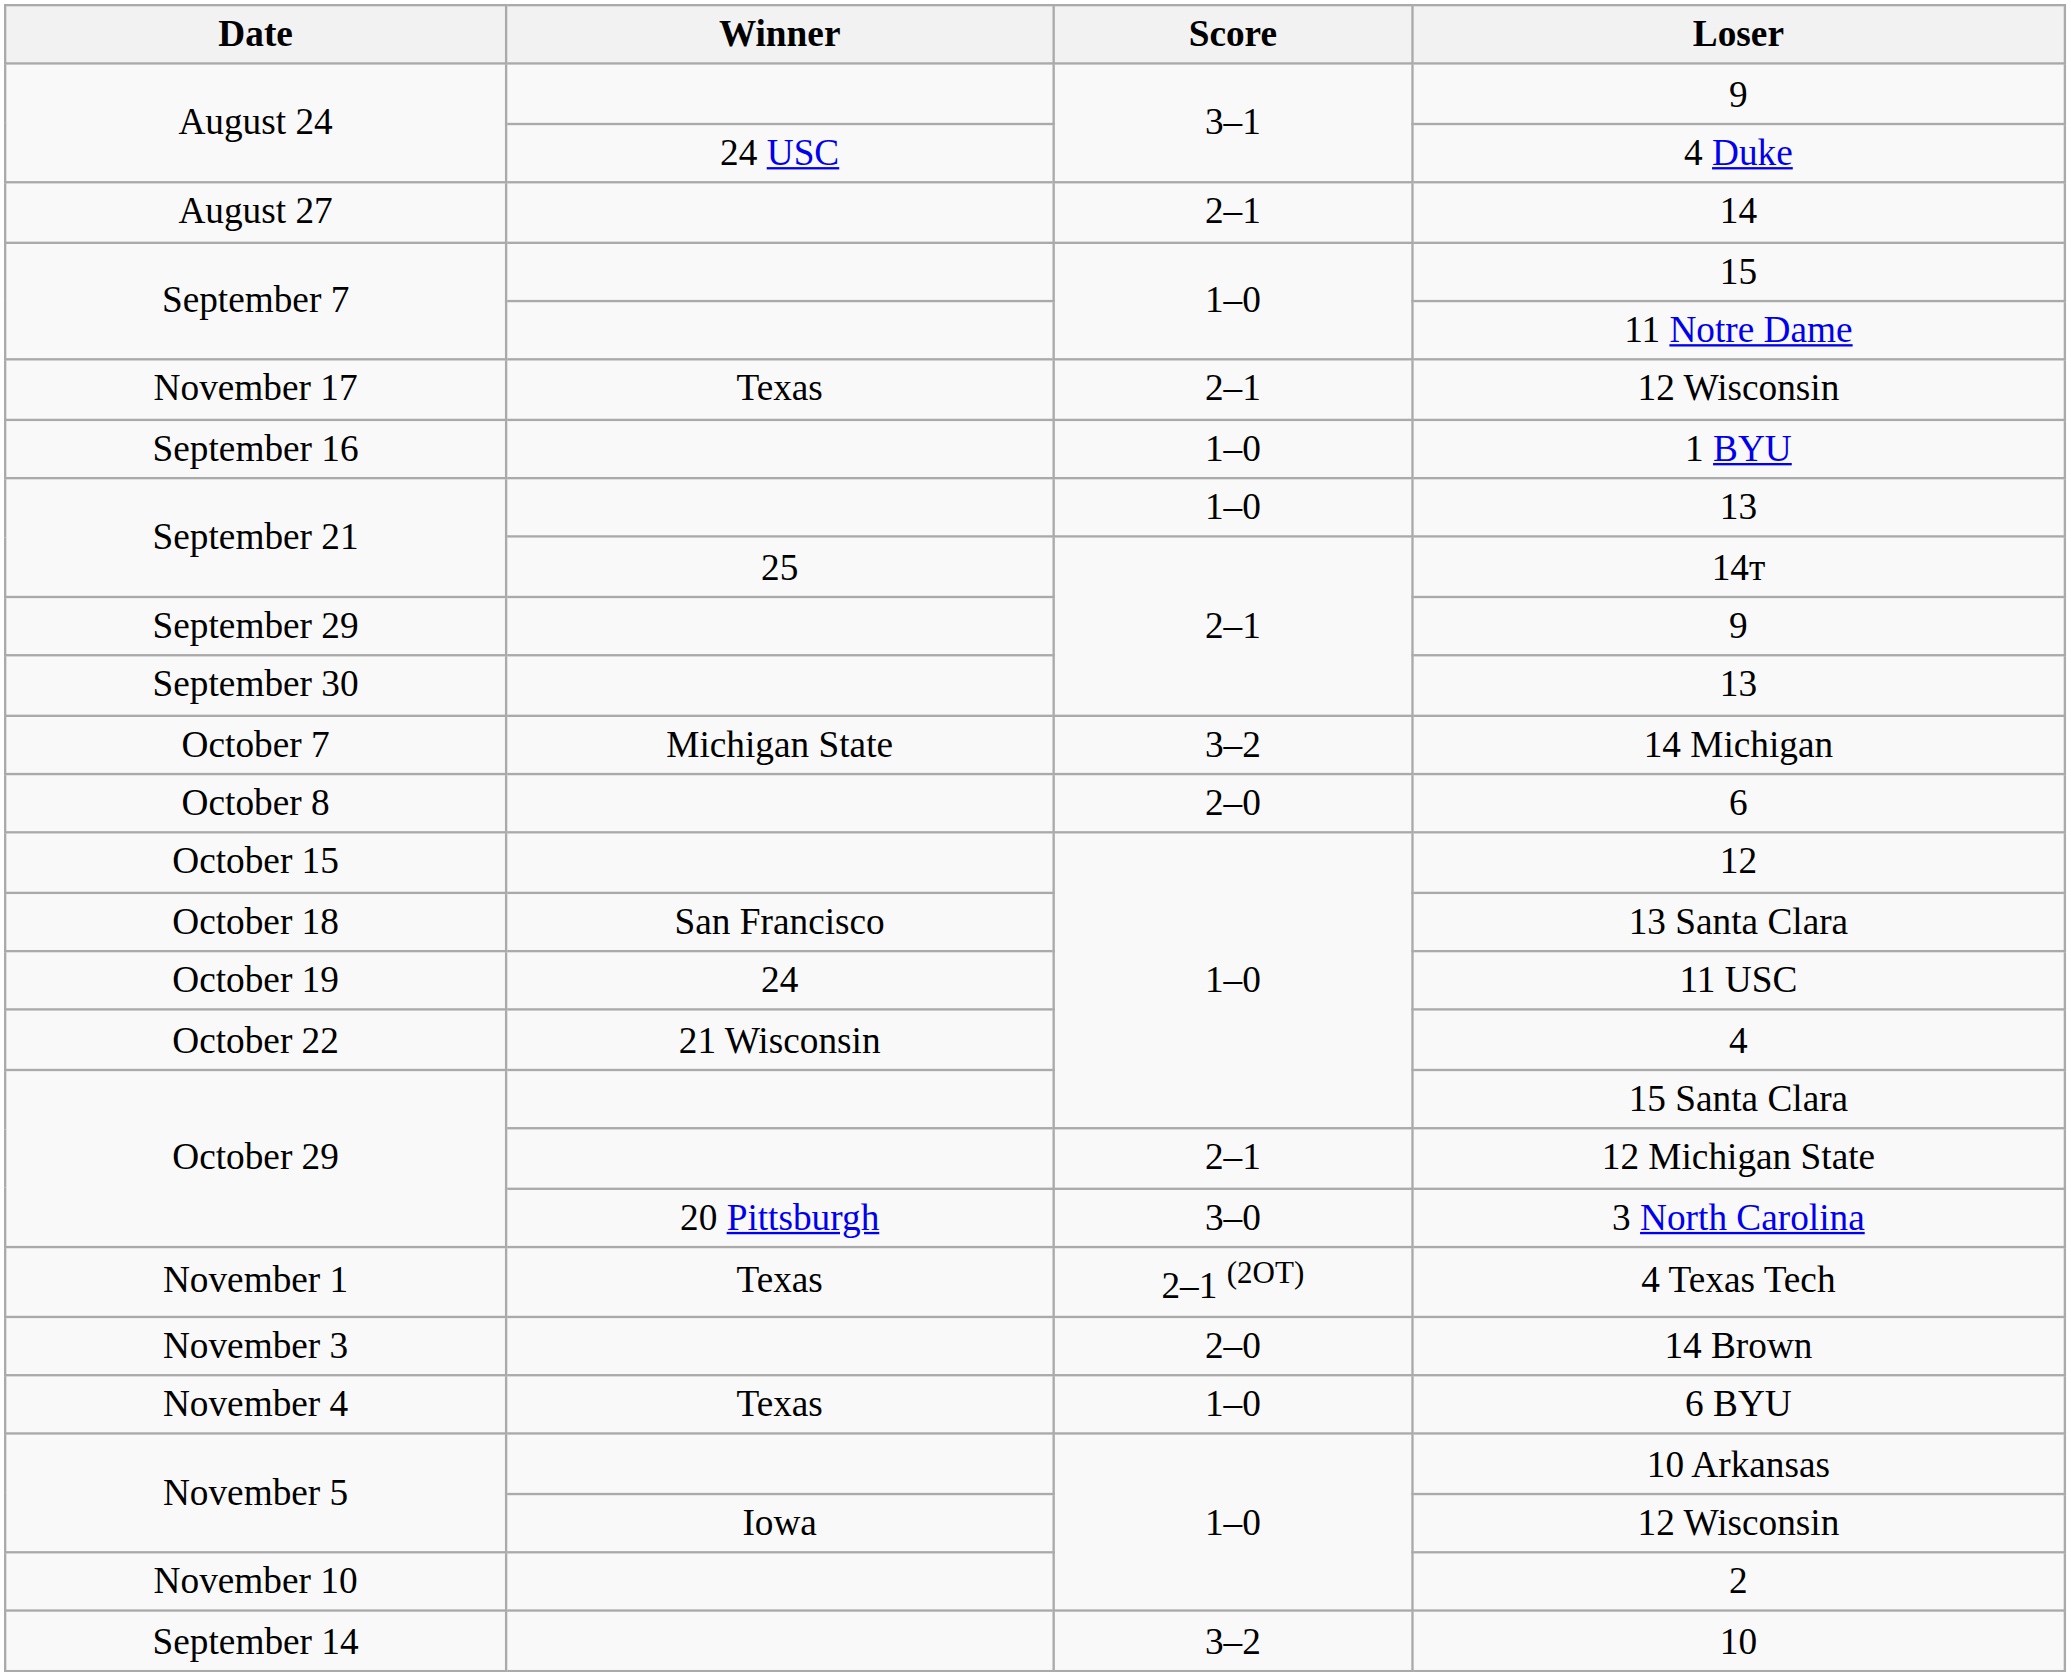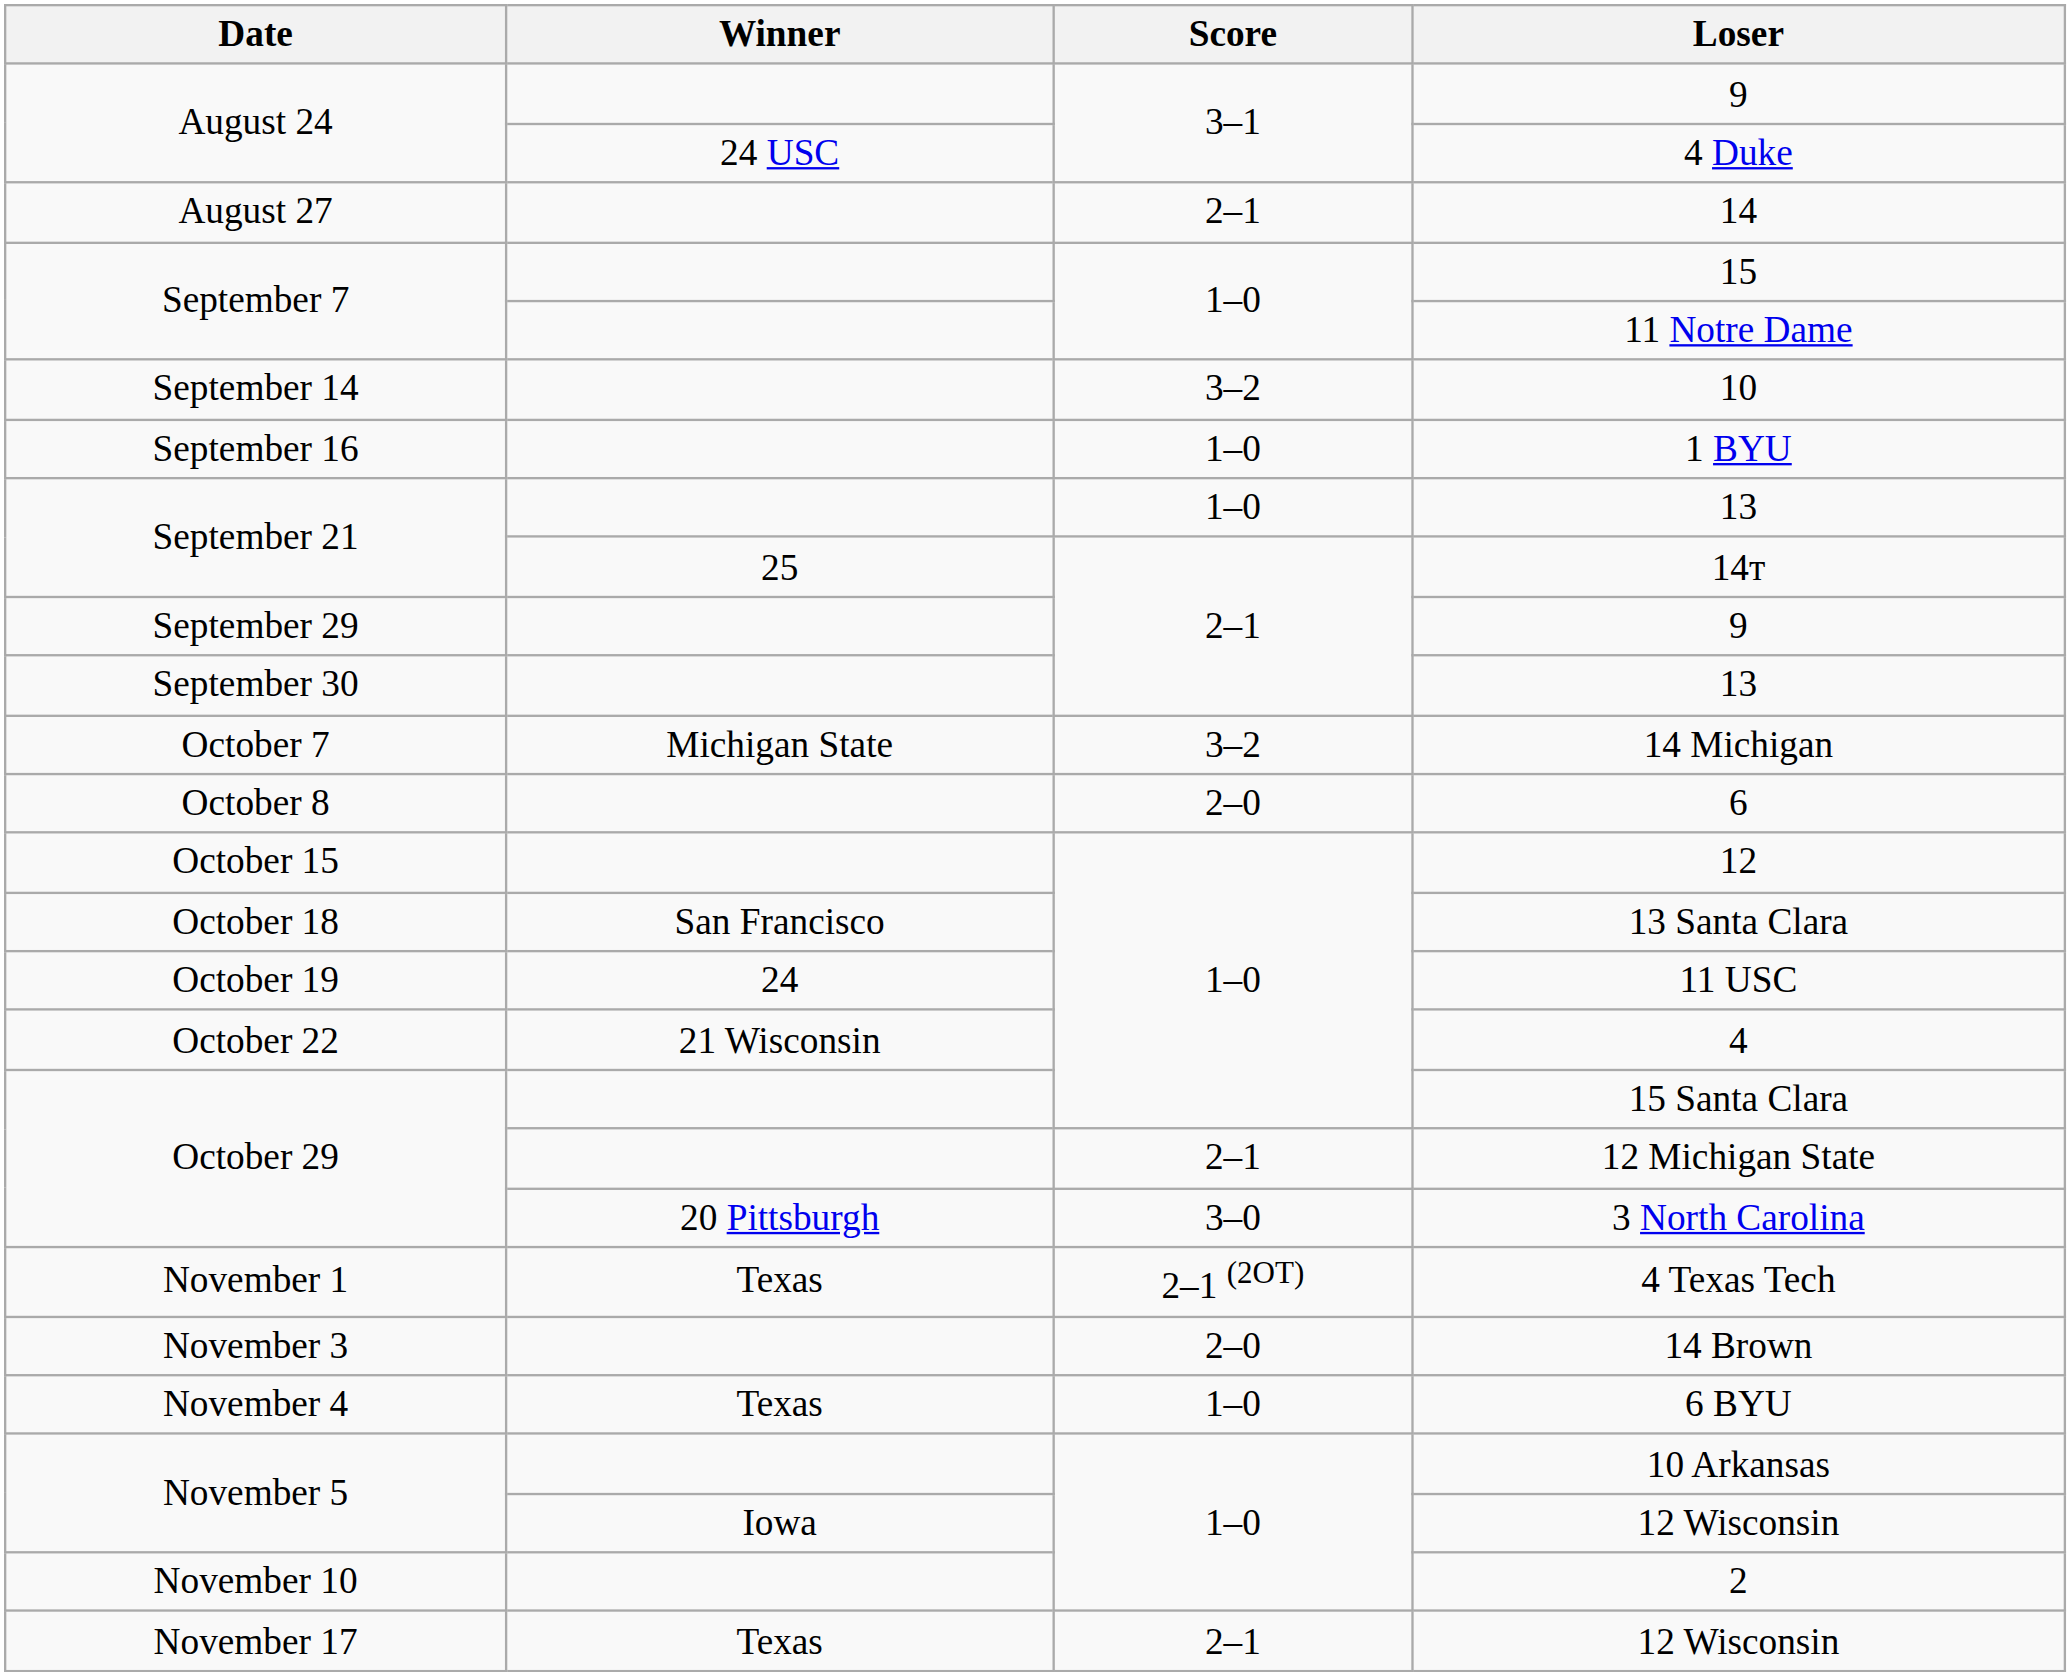rows swapped: (256, 1640) <-> (256, 388)
